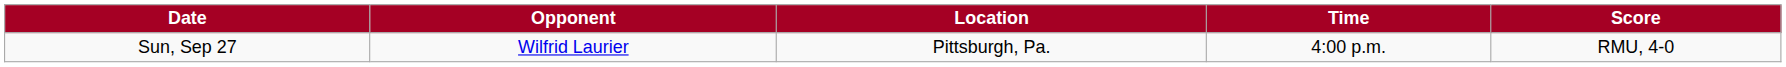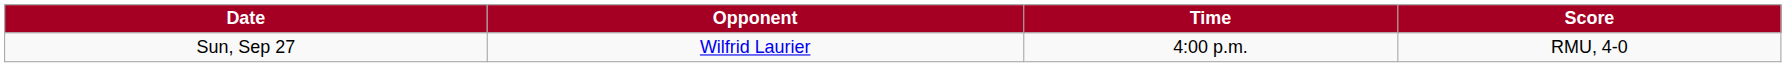- column: (992, 18)
